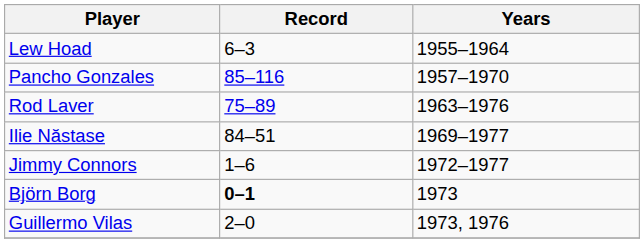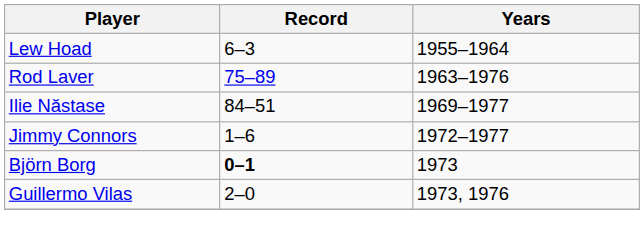- row: (81, 77)
